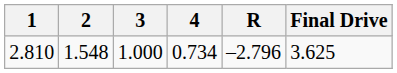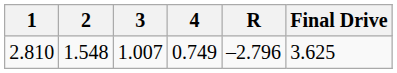(140, 52) 1.000 -> (140, 52) 1.007
(194, 52) 0.734 -> (194, 52) 0.749
